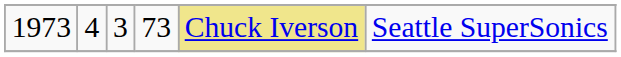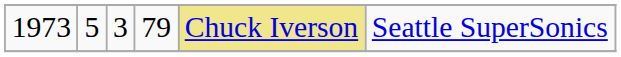(92, 27) 4 -> (92, 27) 5
(156, 27) 73 -> (156, 27) 79
